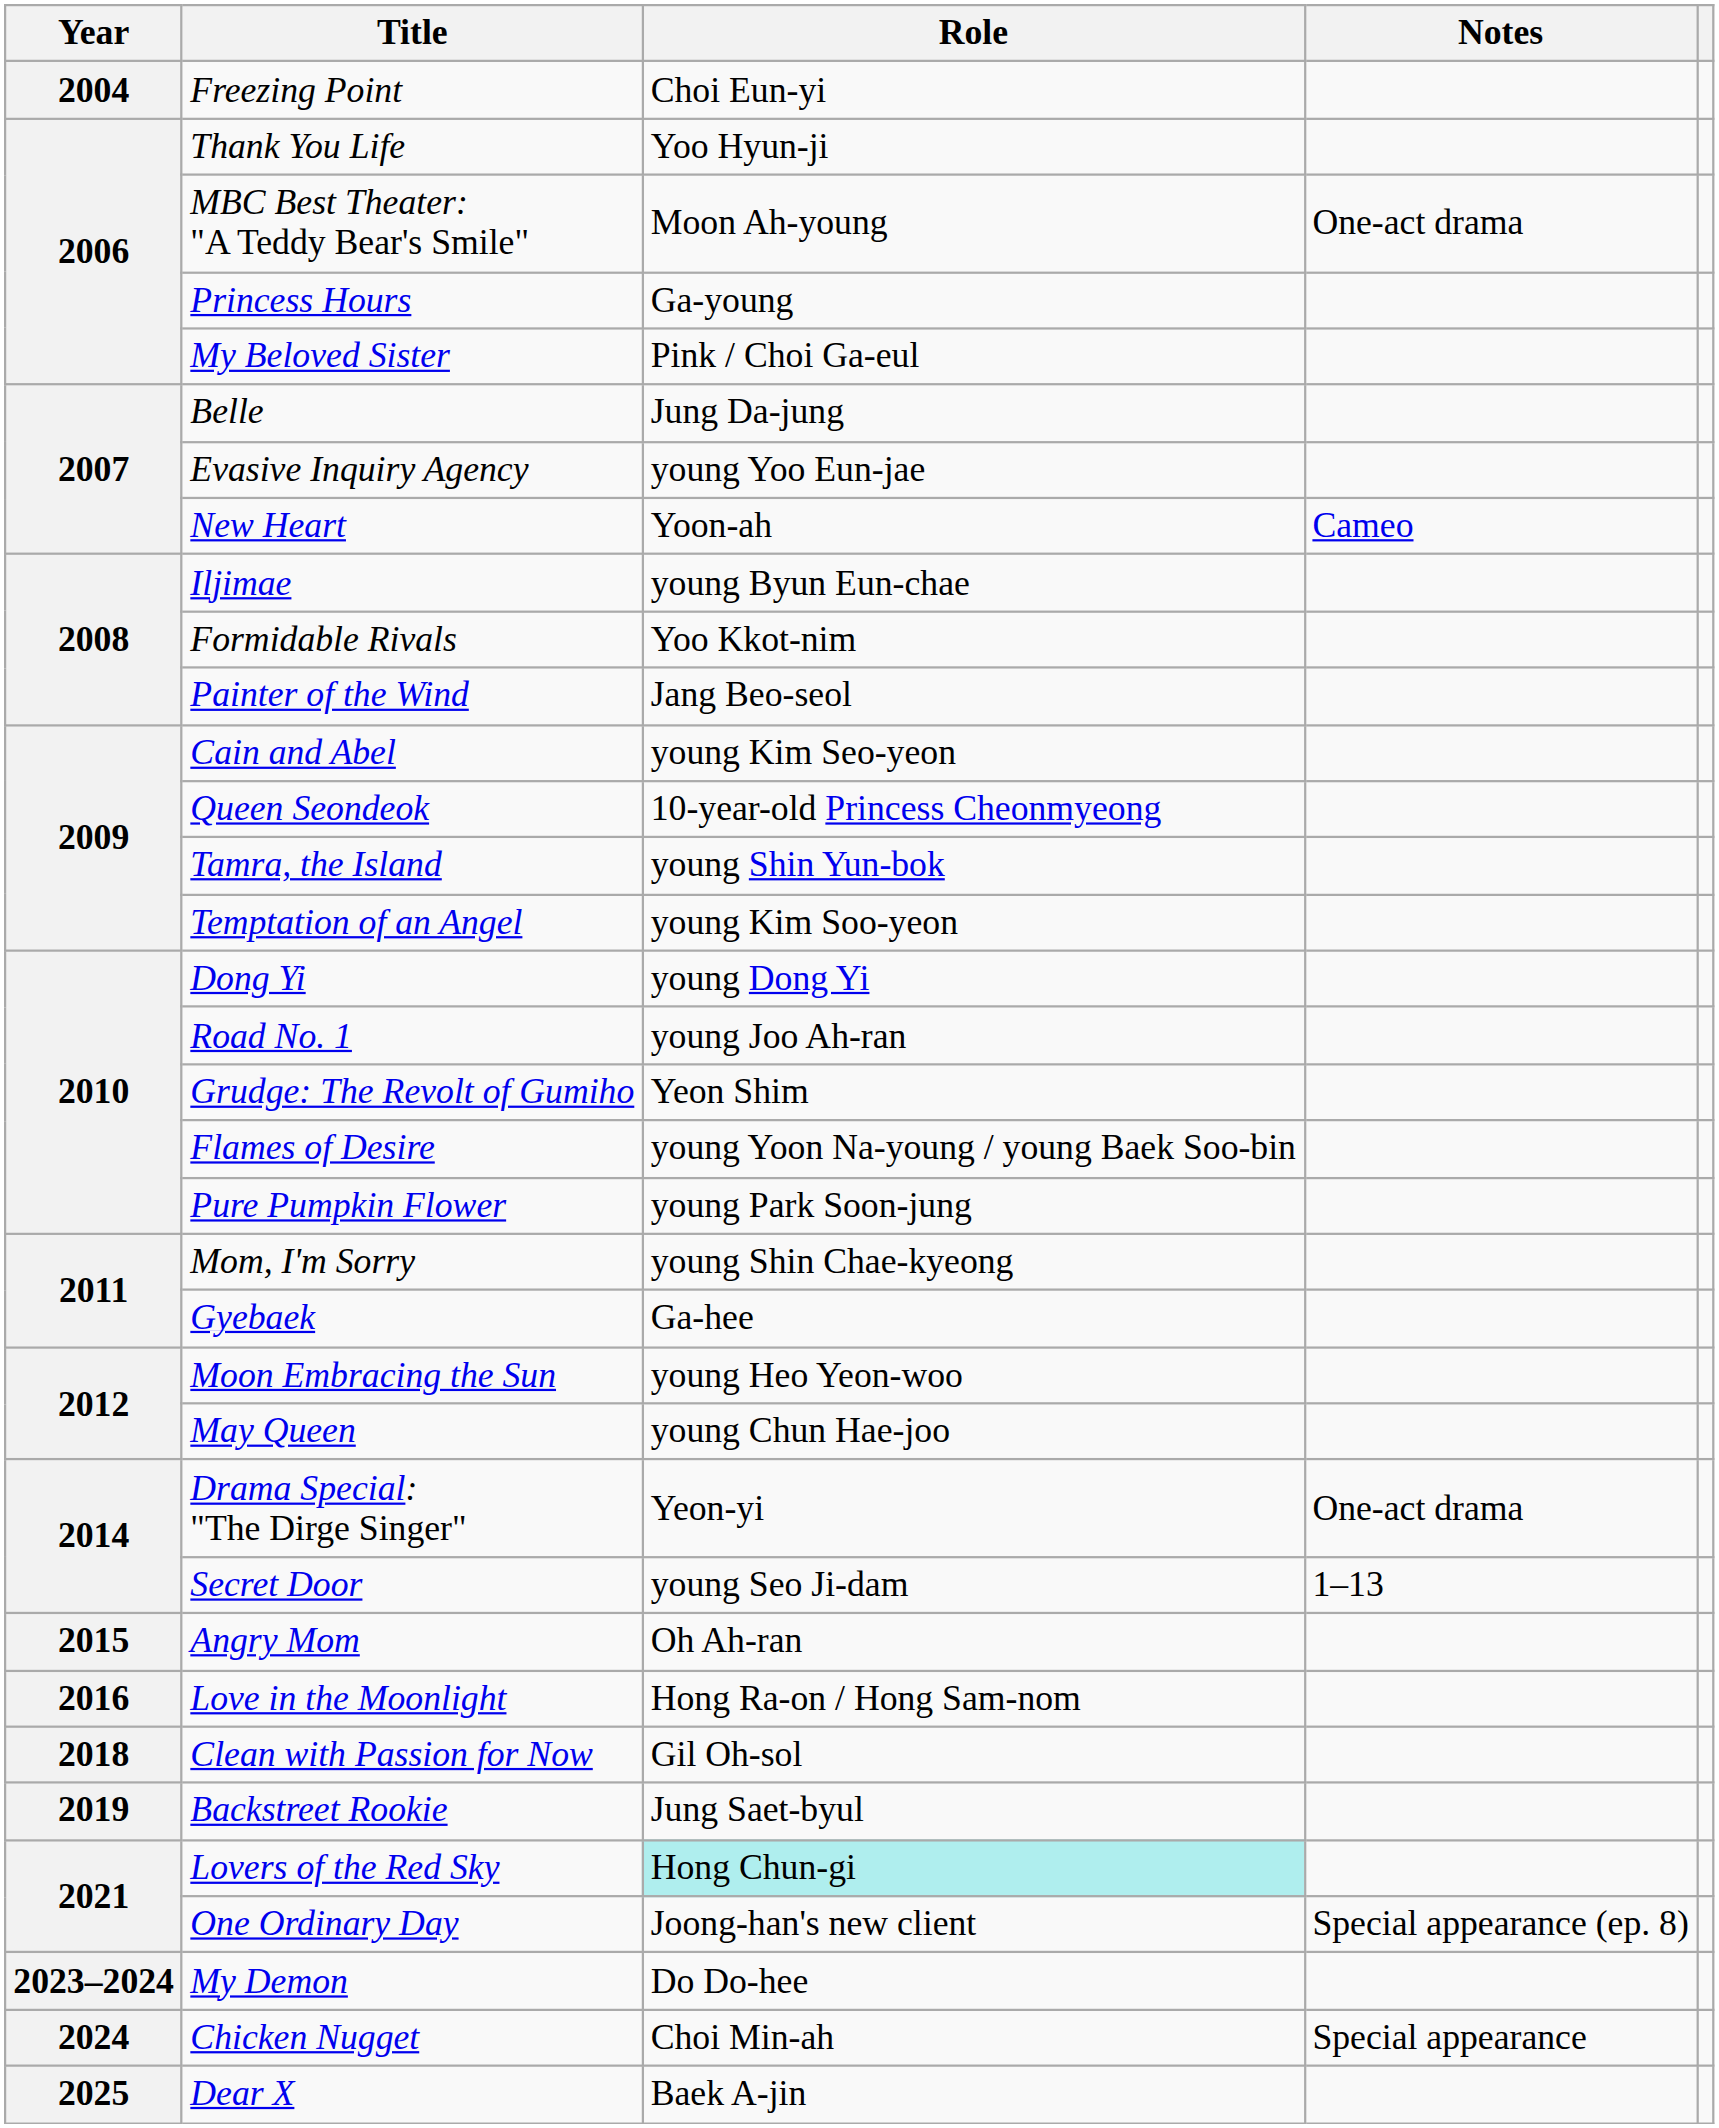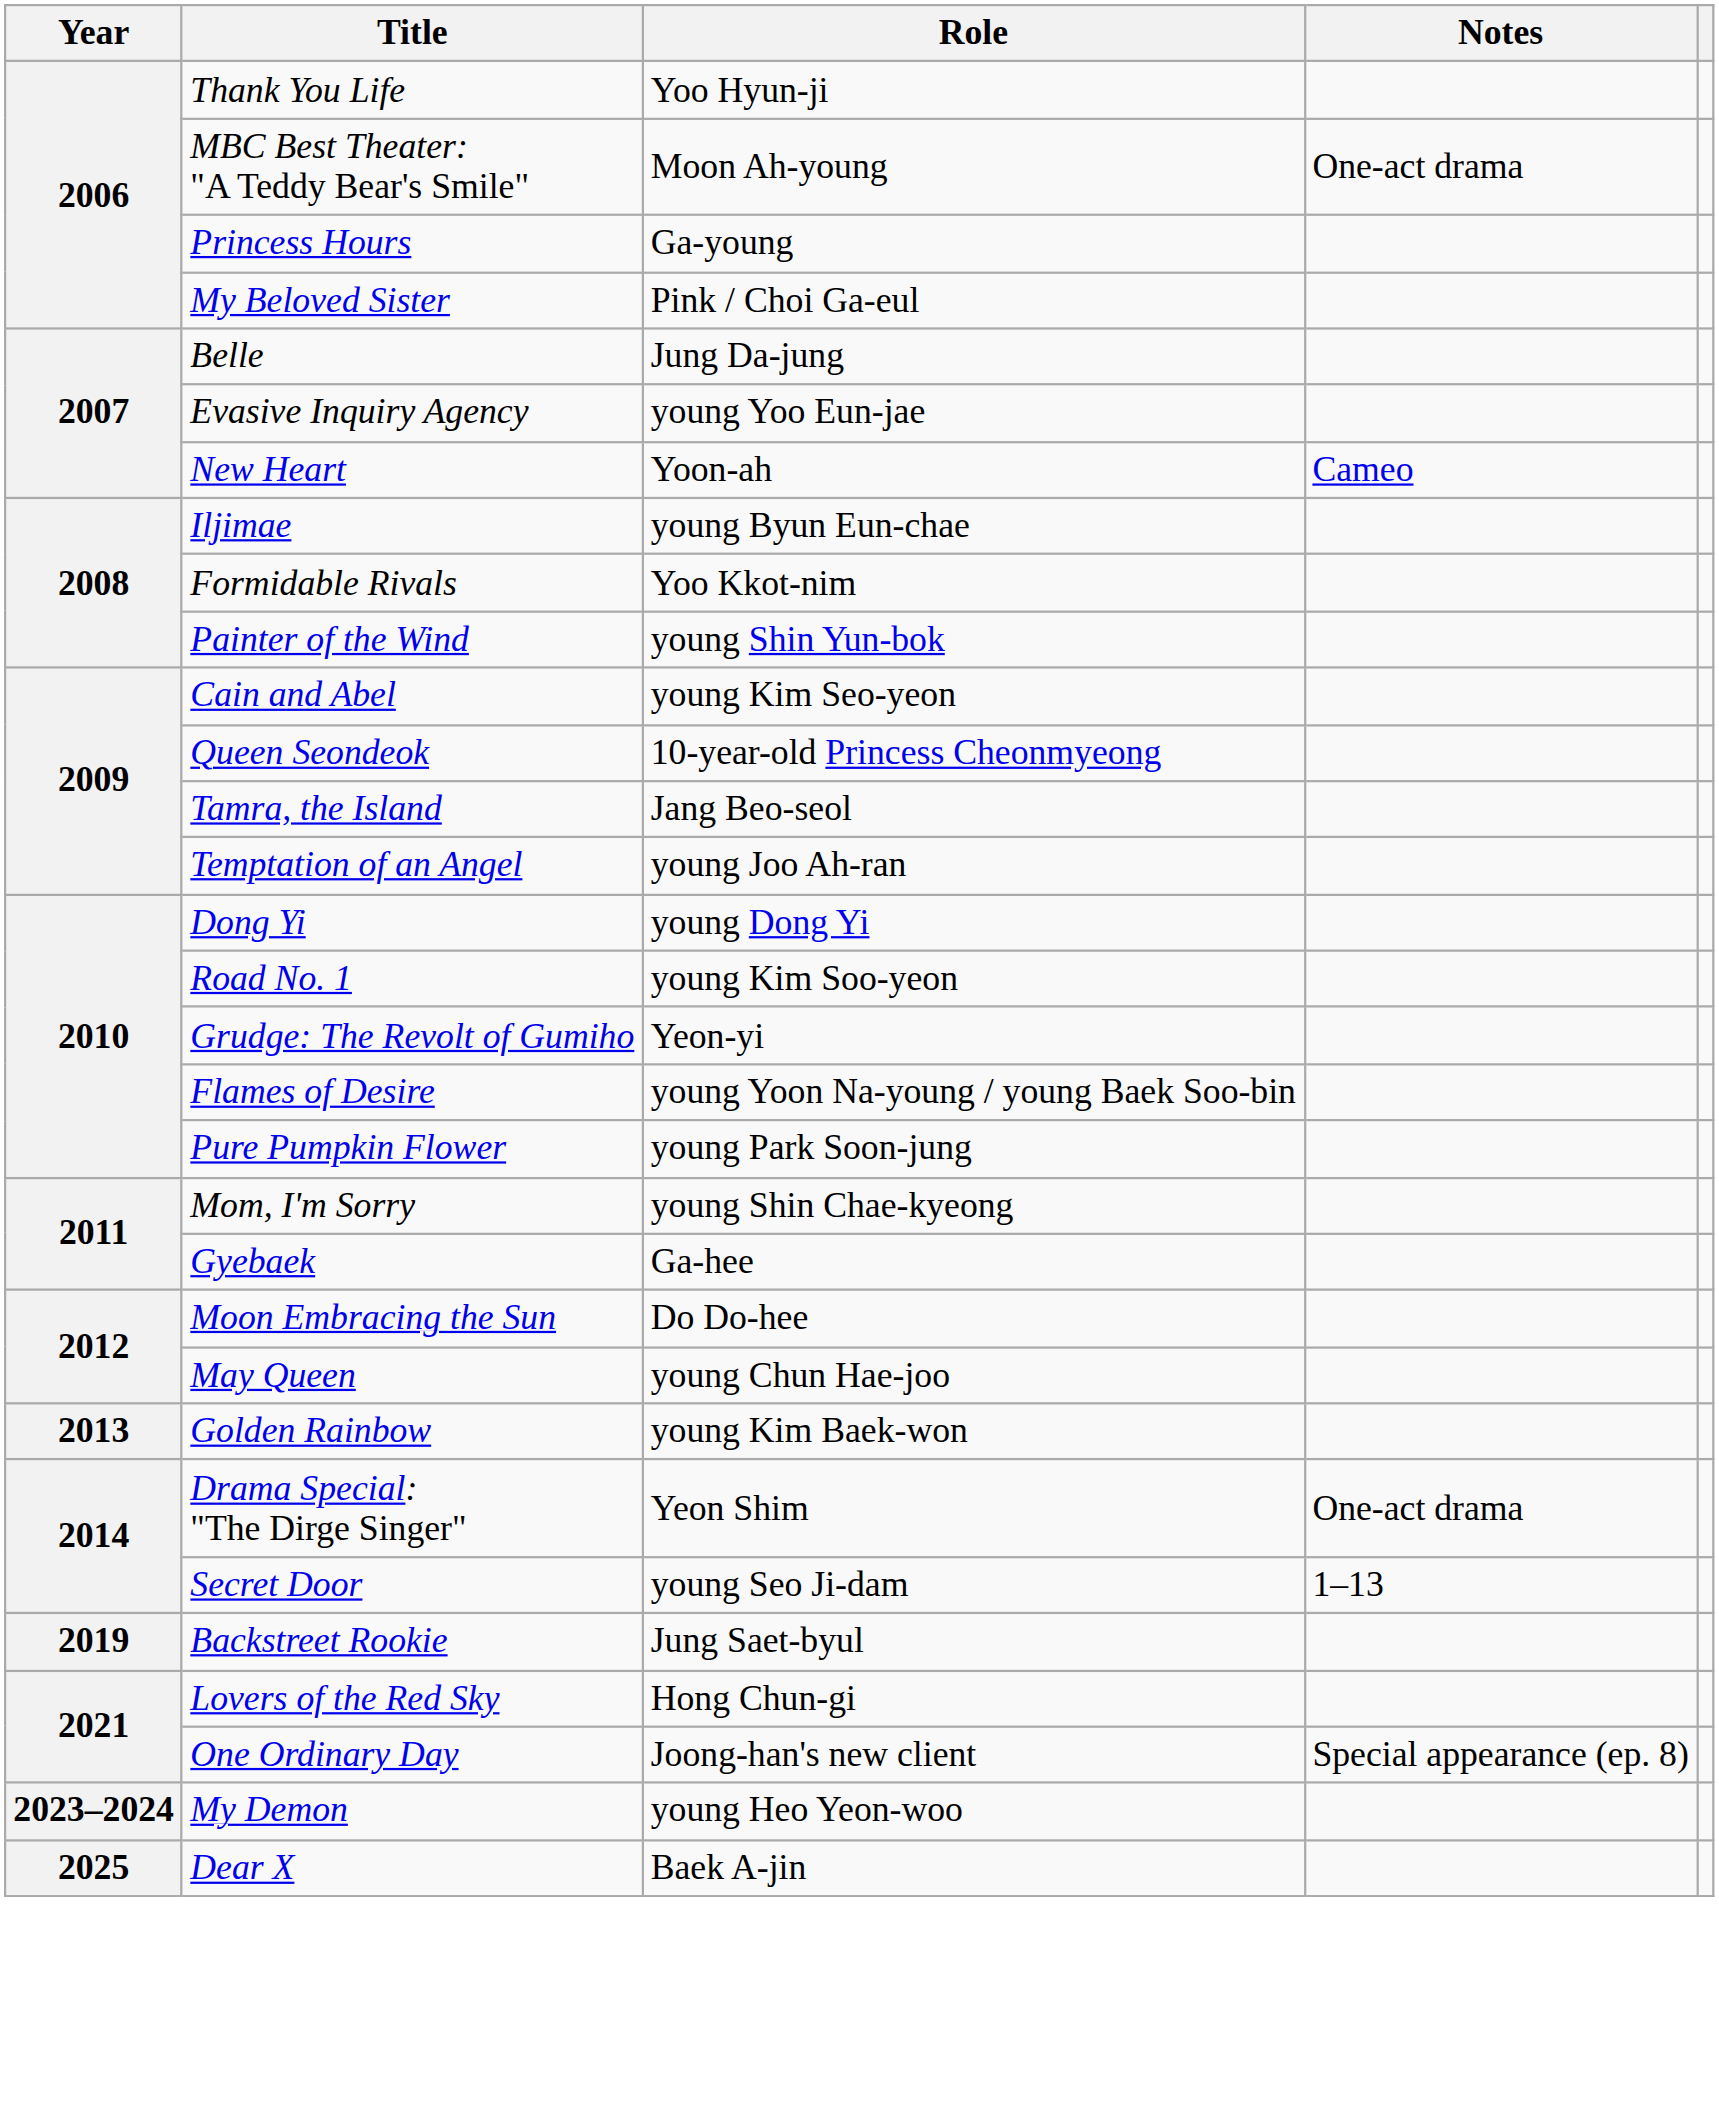- row: (296, 89)
(751, 695) Jang Beo-seol -> (798, 638) young Shin Yun-bok
(798, 865) young Shin Yun-bok -> (751, 808) Jang Beo-seol
(804, 921) young Kim Soo-yeon -> (779, 865) young Joo Ah-ran
(779, 1034) young Joo Ah-ran -> (804, 978) young Kim Soo-yeon
(730, 1091) Yeon Shim -> (707, 1034) Yeon-yi
(807, 1374) young Heo Yeon-woo -> (729, 1317) Do Do-hee
+ row: (311, 1431)
(707, 1507) Yeon-yi -> (730, 1507) Yeon Shim
- row: (275, 1640)
- row: (348, 1697)
- row: (392, 1754)
(753, 1867) paleturquoise background -> (753, 1697) no background
(729, 1980) Do Do-hee -> (807, 1810) young Heo Yeon-woo
- row: (305, 2037)
